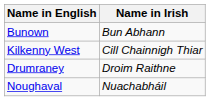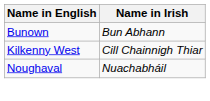- row: (36, 68)
